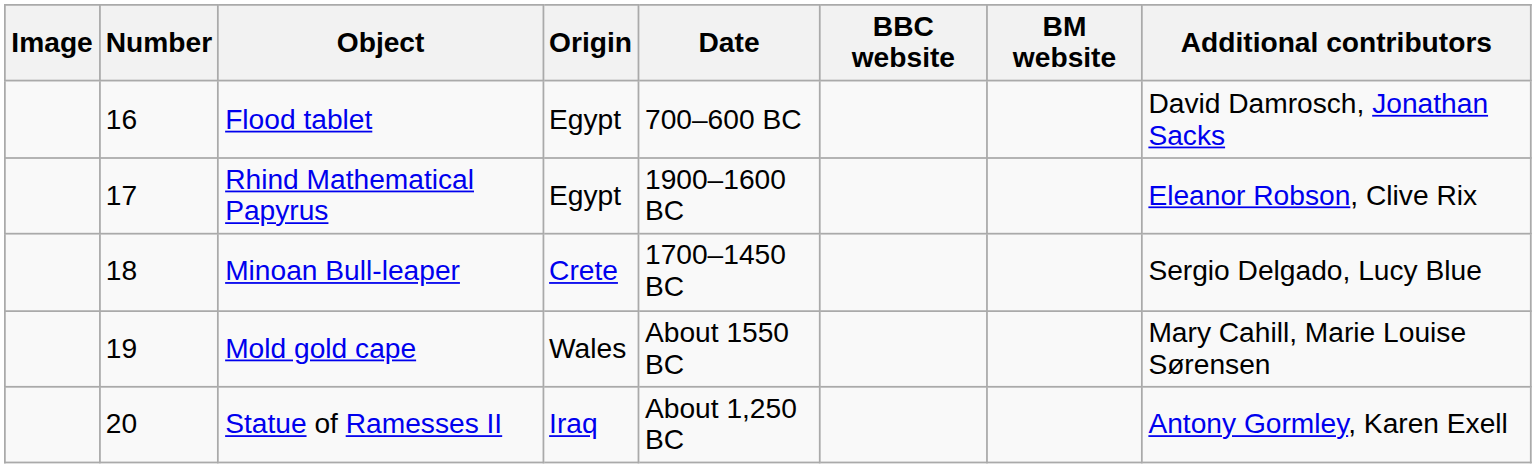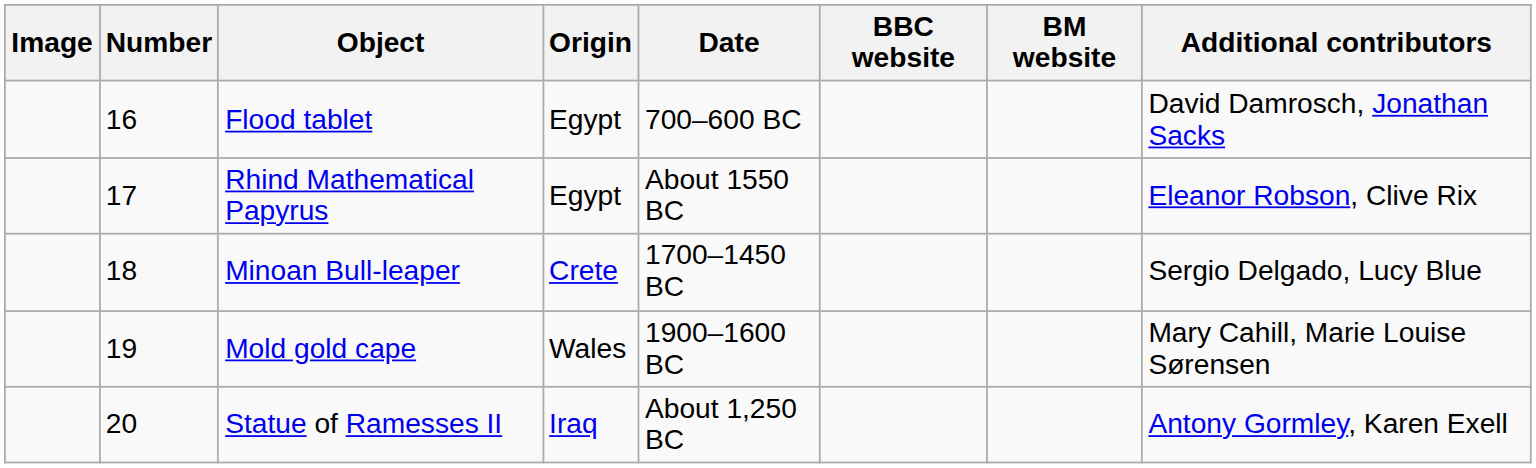(715, 195) 1900–1600 BC -> (717, 195) About 1550 BC
(717, 348) About 1550 BC -> (715, 348) 1900–1600 BC
